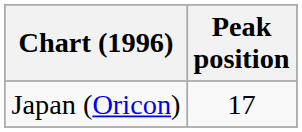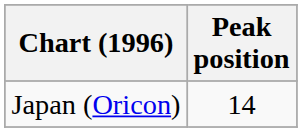(242, 103) 17 -> (242, 103) 14
